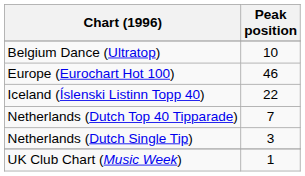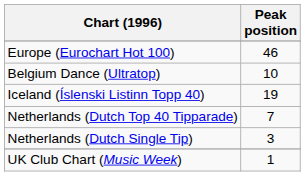rows swapped: (84, 52) <-> (91, 73)
(271, 95) 22 -> (271, 95) 19
